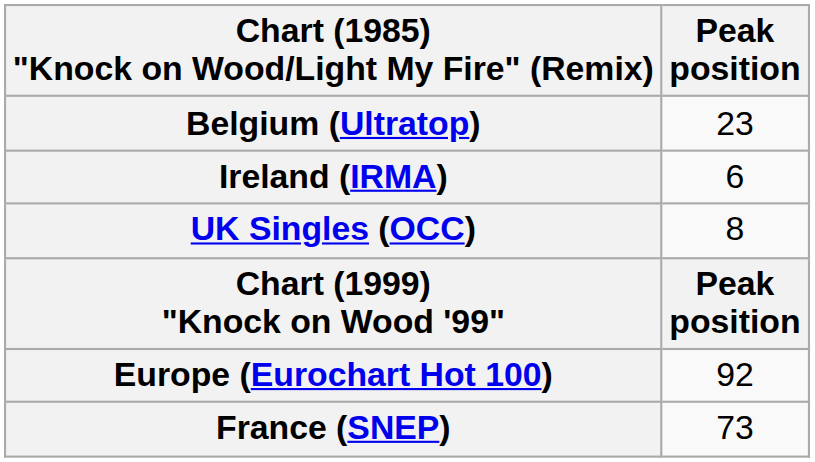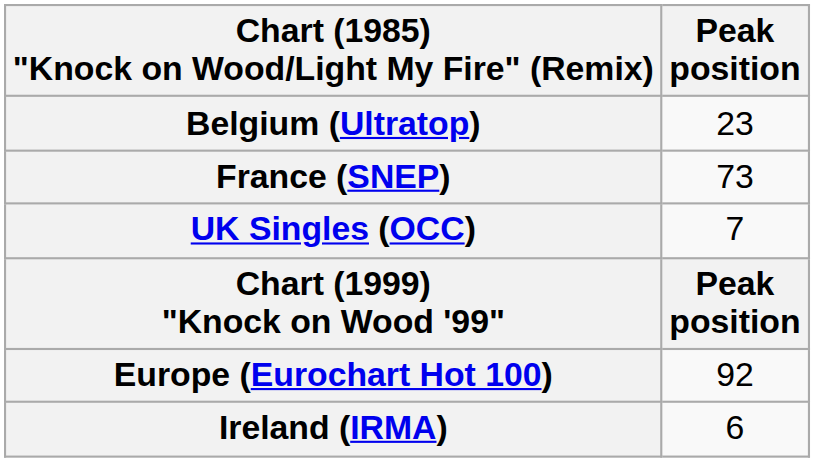rows swapped: (333, 176) <-> (333, 428)
(735, 229) 8 -> (735, 229) 7
